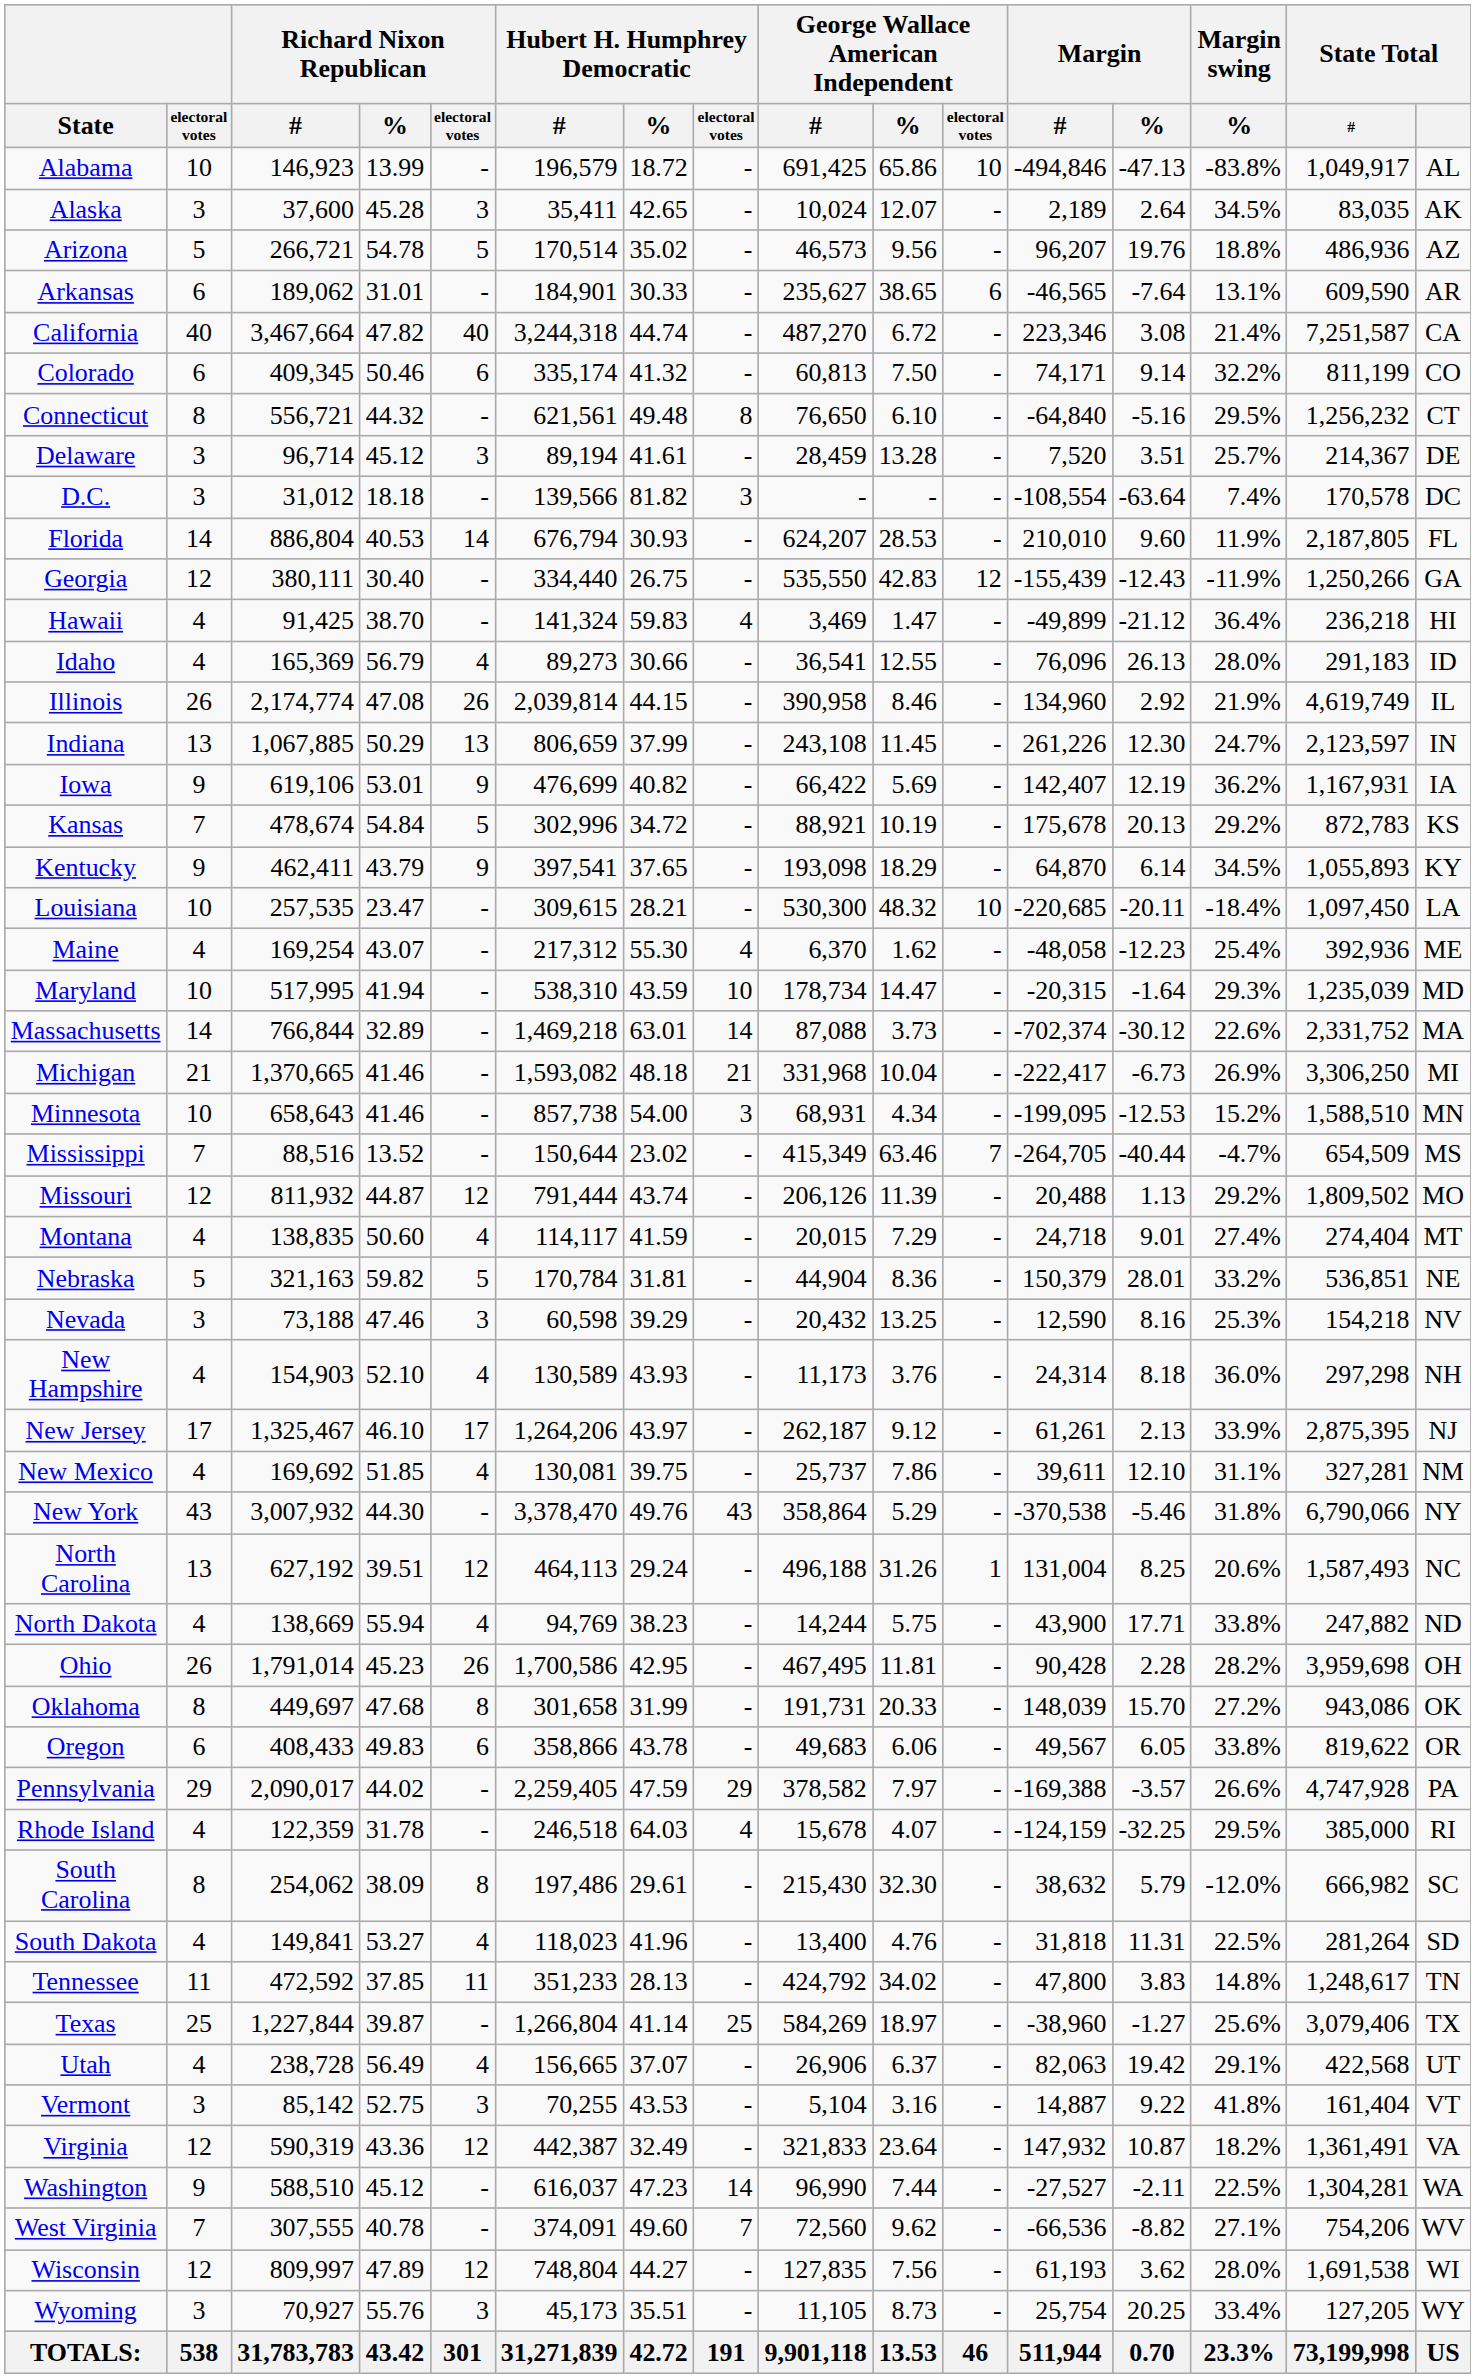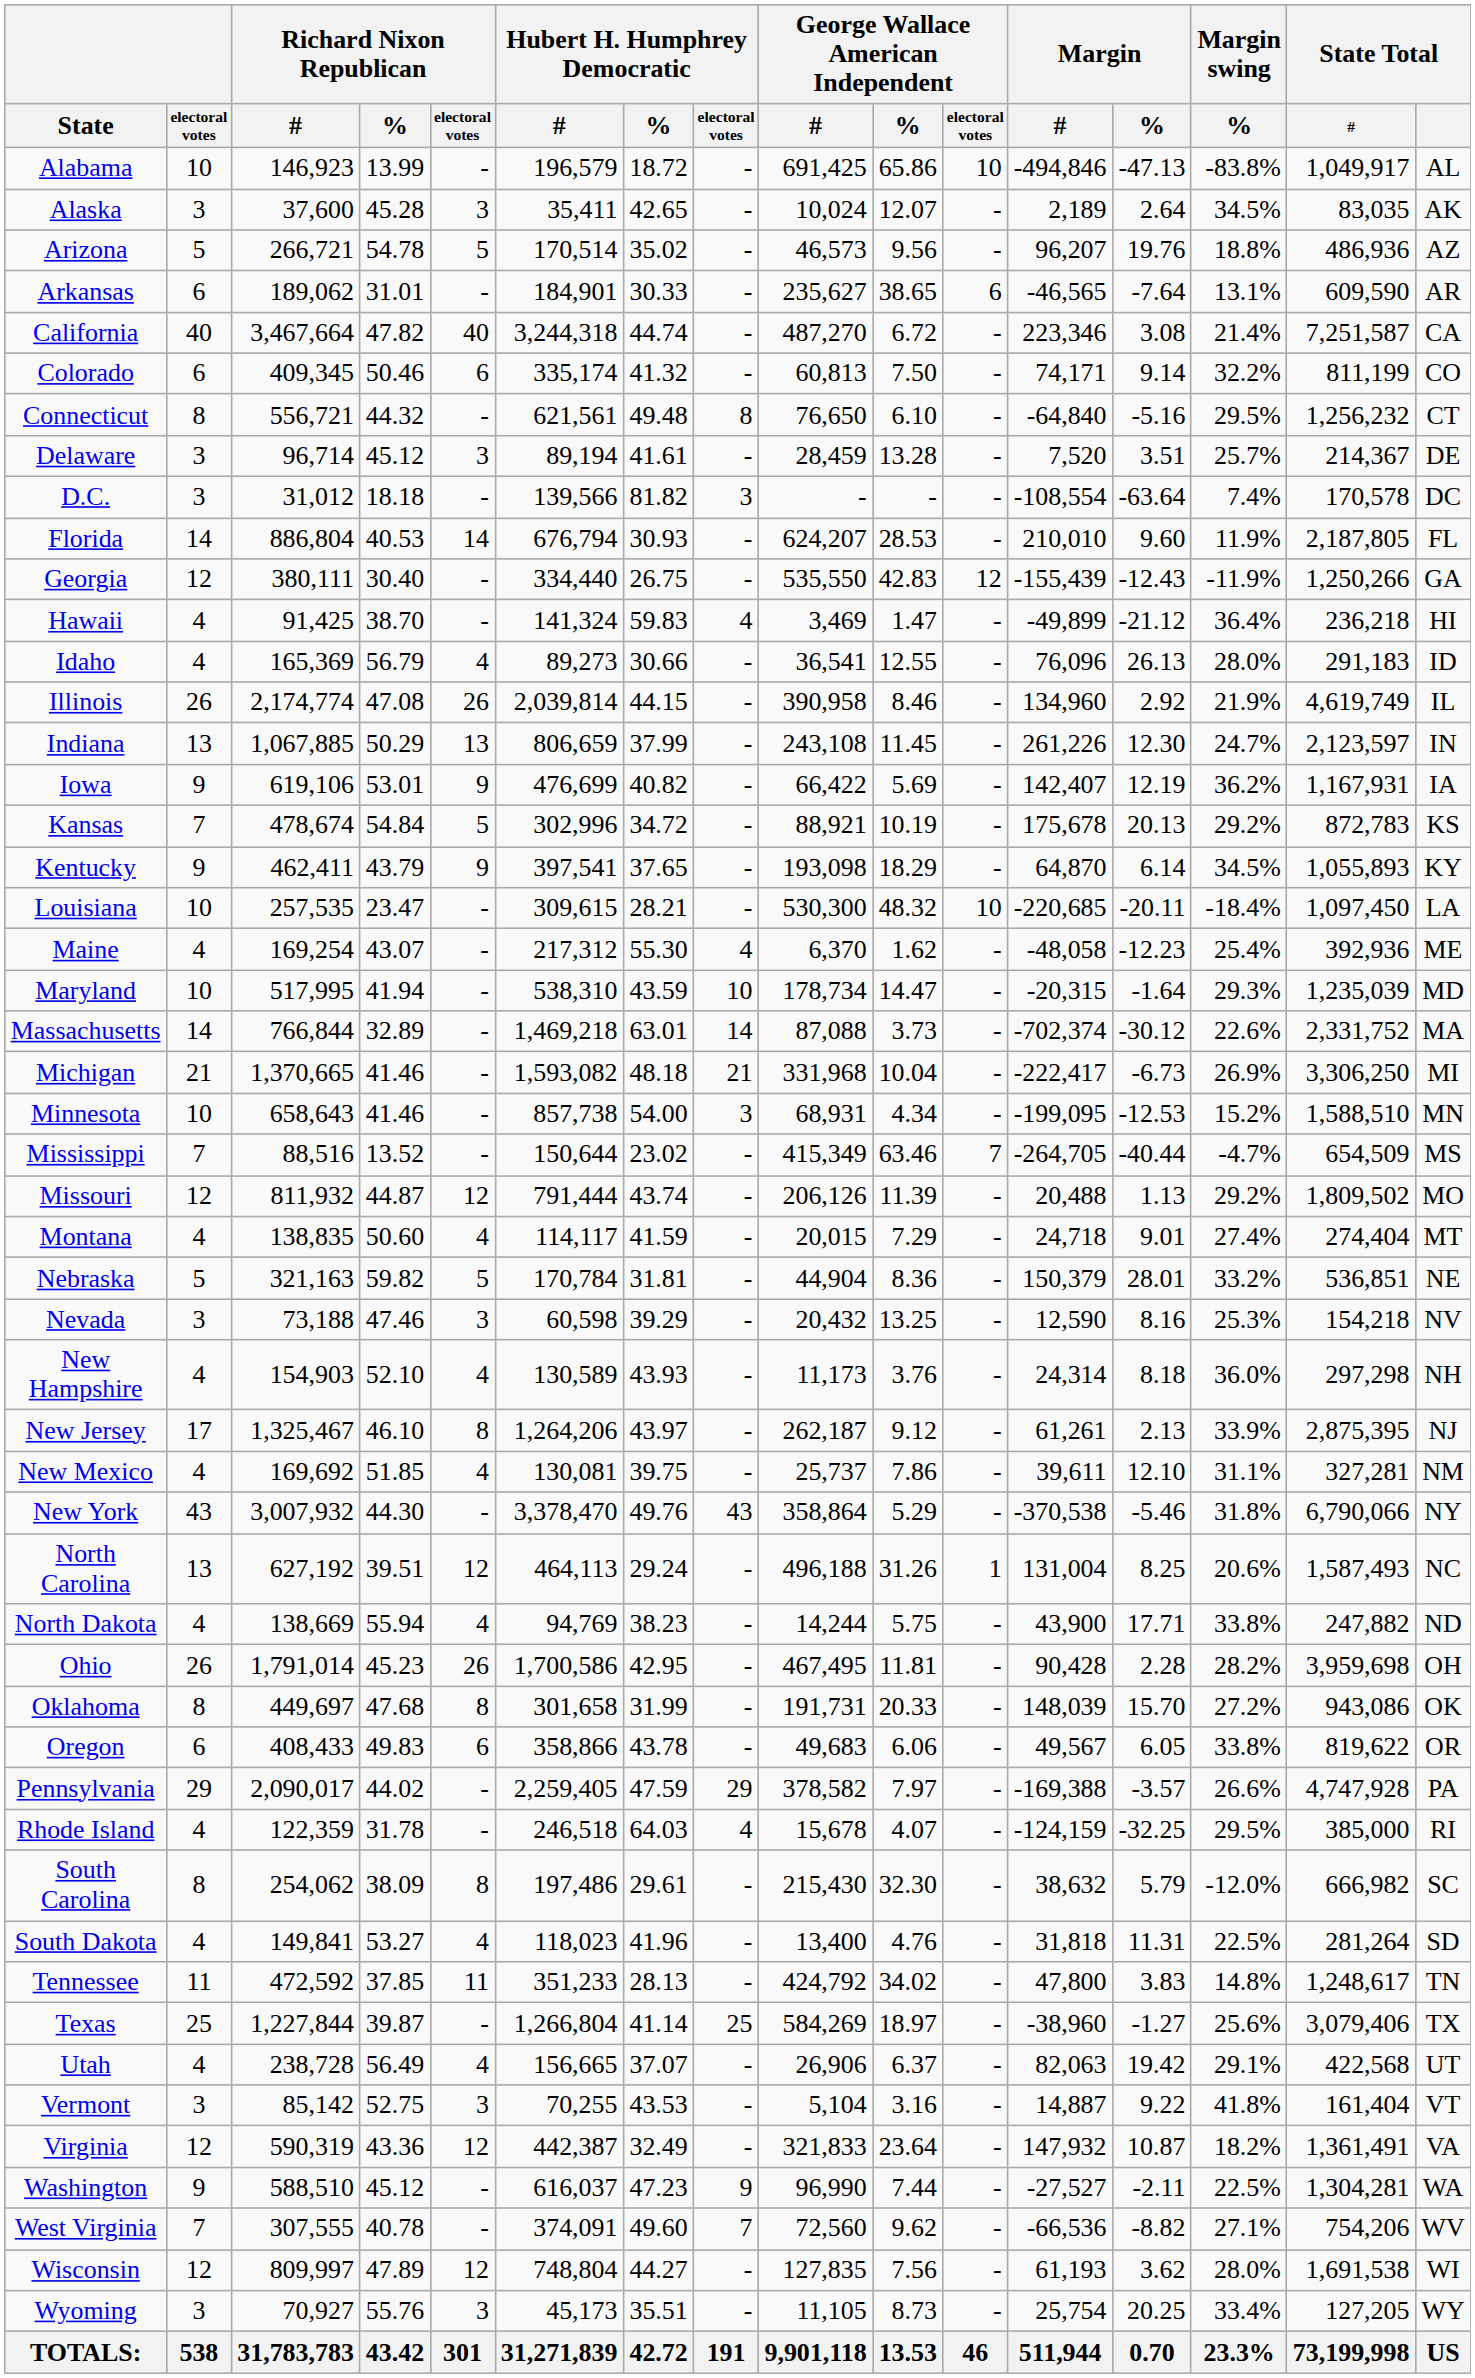(476, 1430) 17 -> (482, 1430) 8
(740, 2187) 14 -> (746, 2187) 9
